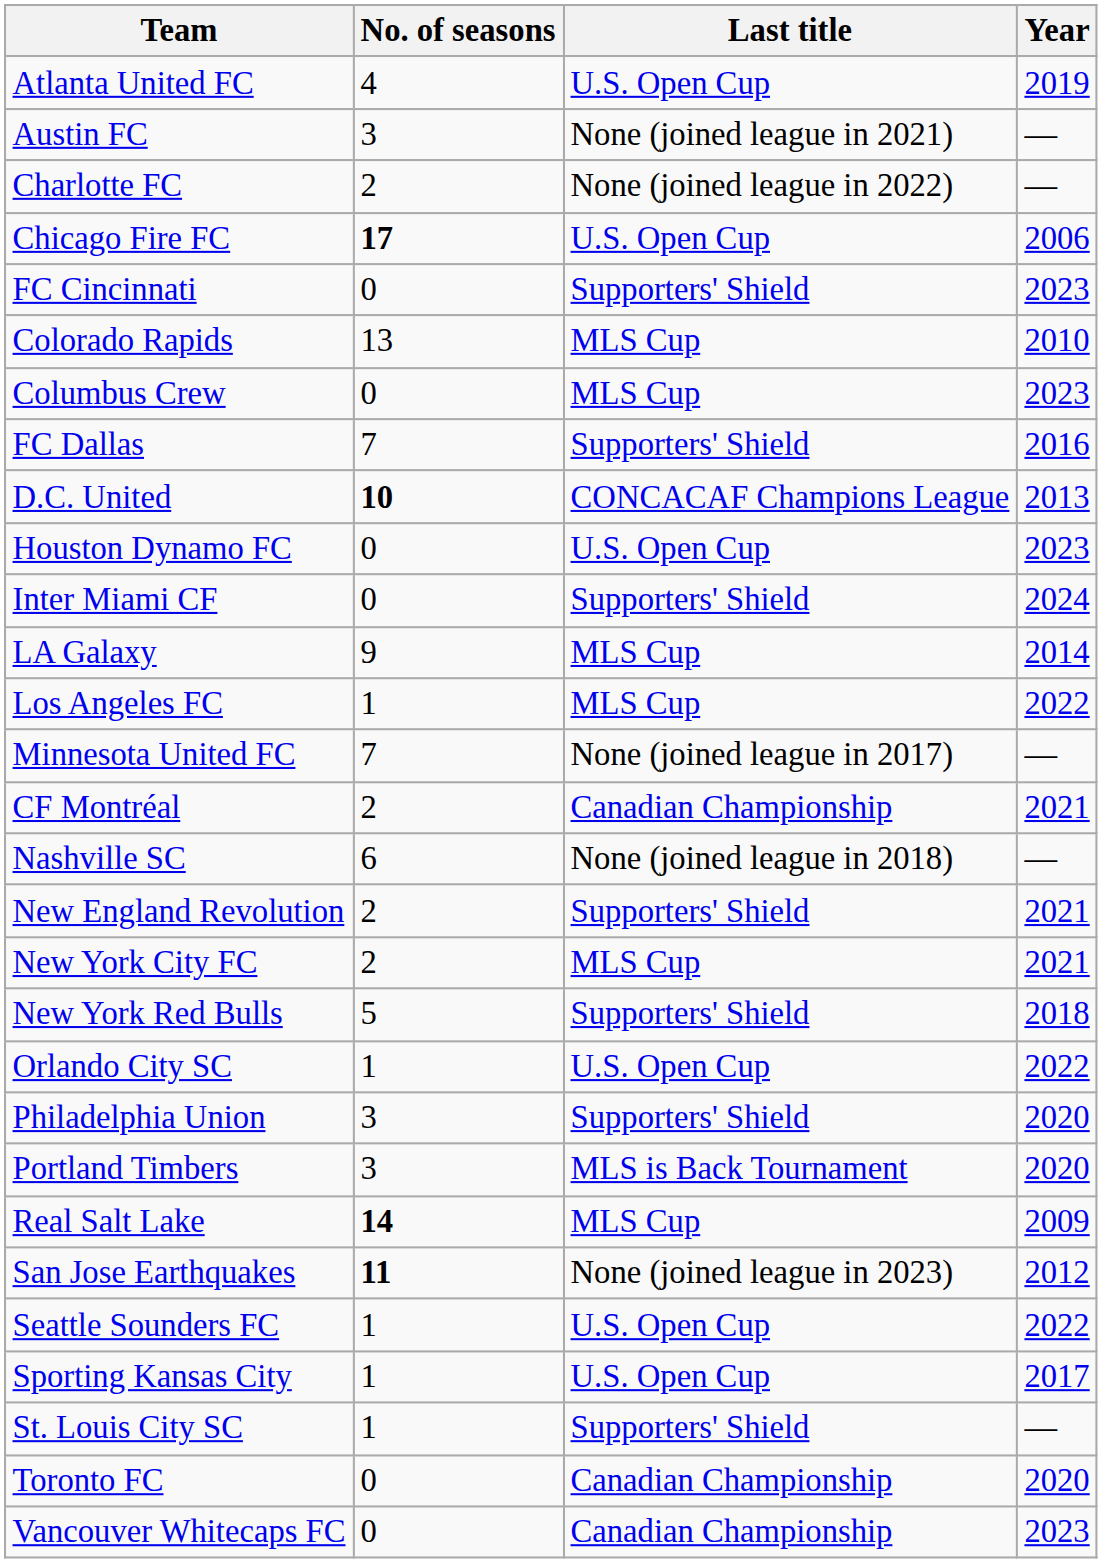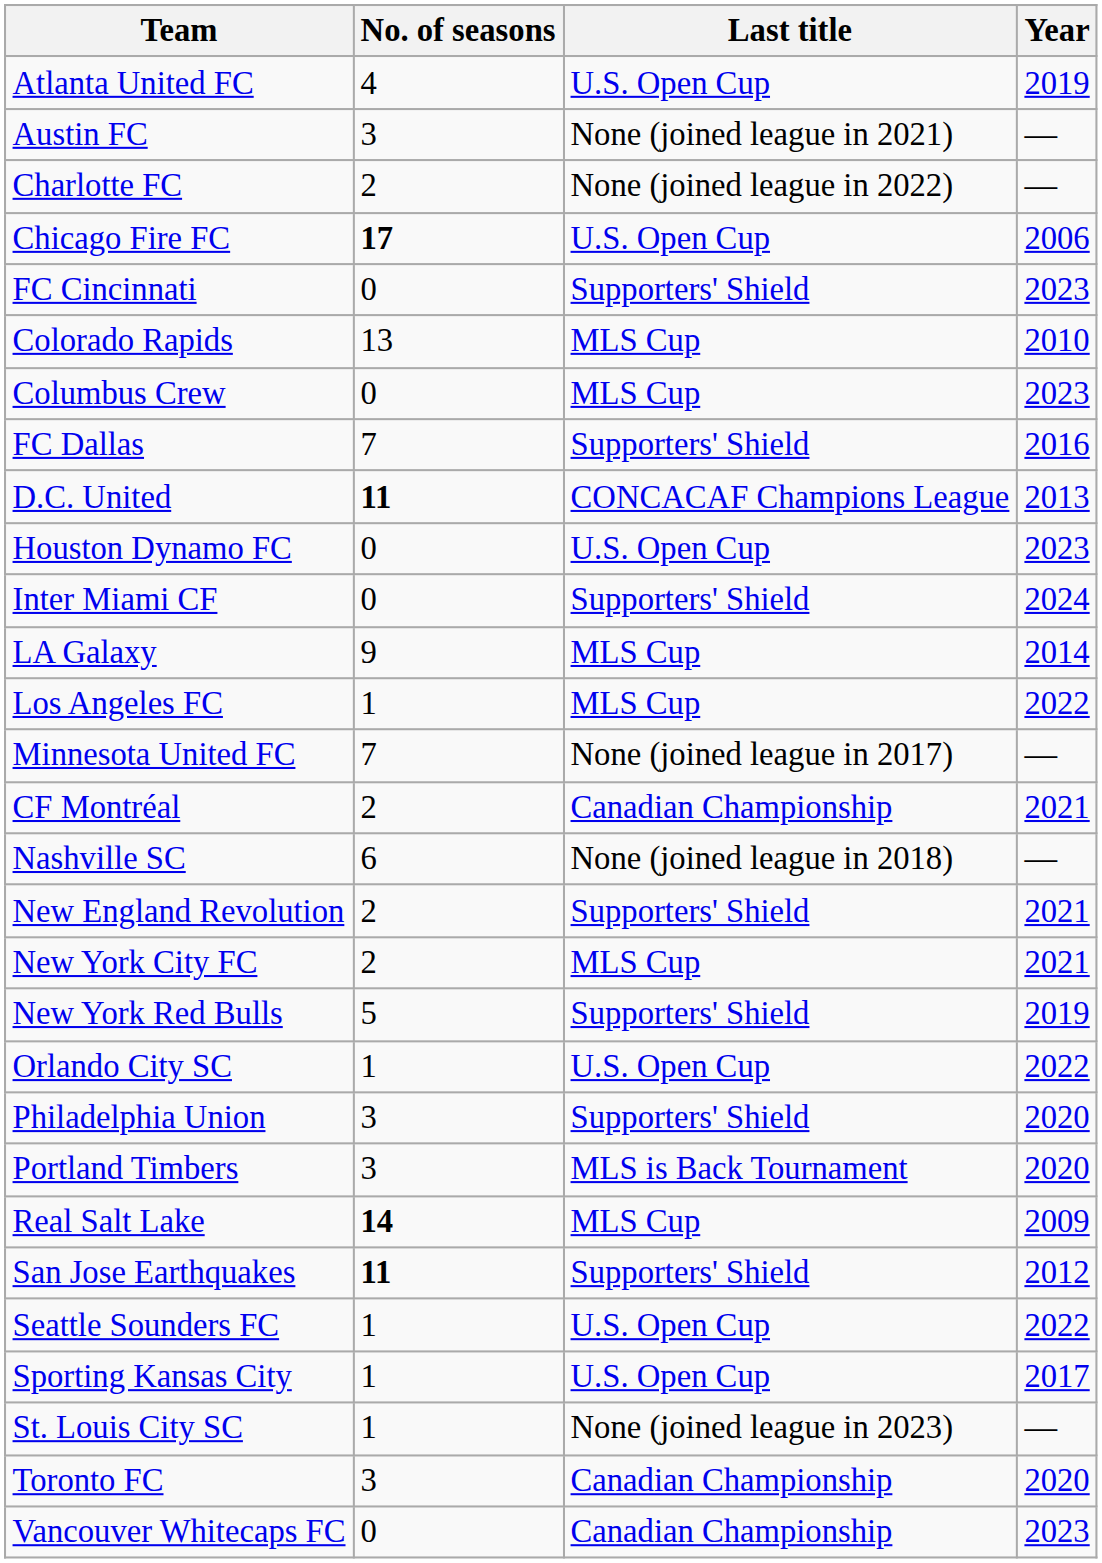(377, 496) 10 -> (376, 496) 11
(1057, 1013) 2018 -> (1057, 1013) 2019
(762, 1272) None (joined league in 2023) -> (690, 1272) Supporters' Shield
(690, 1428) Supporters' Shield -> (762, 1428) None (joined league in 2023)
(369, 1479) 0 -> (369, 1479) 3
